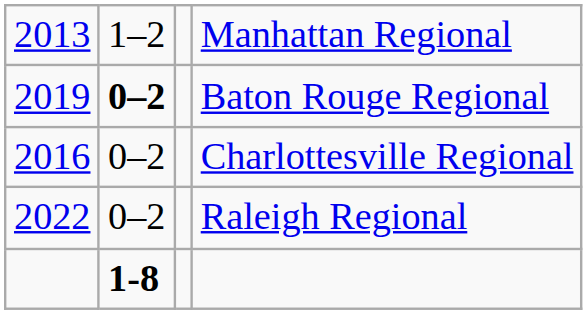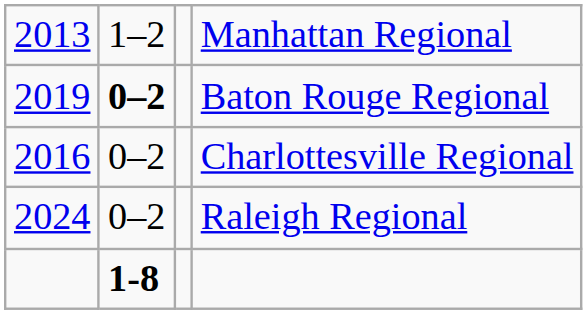(52, 216) 2022 -> (52, 216) 2024
